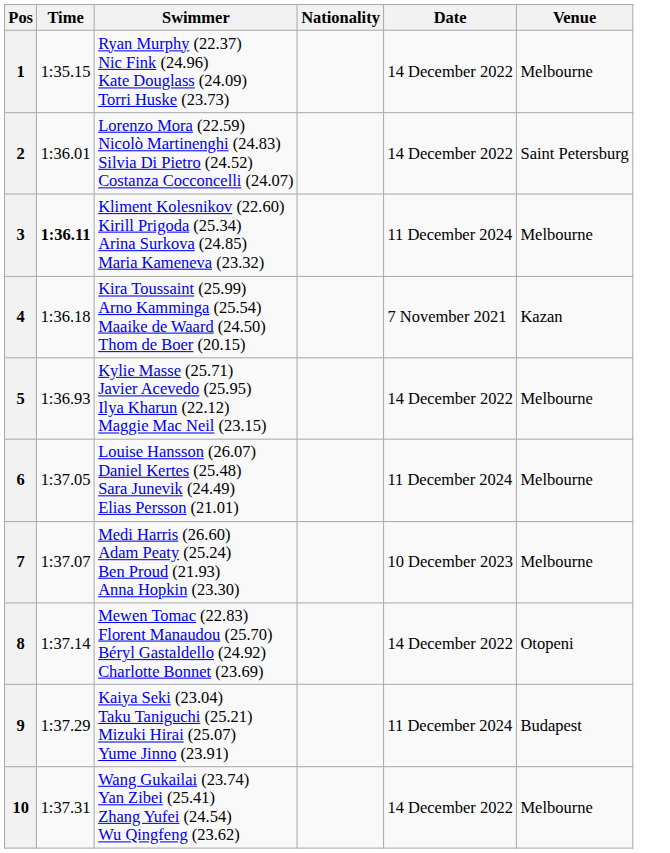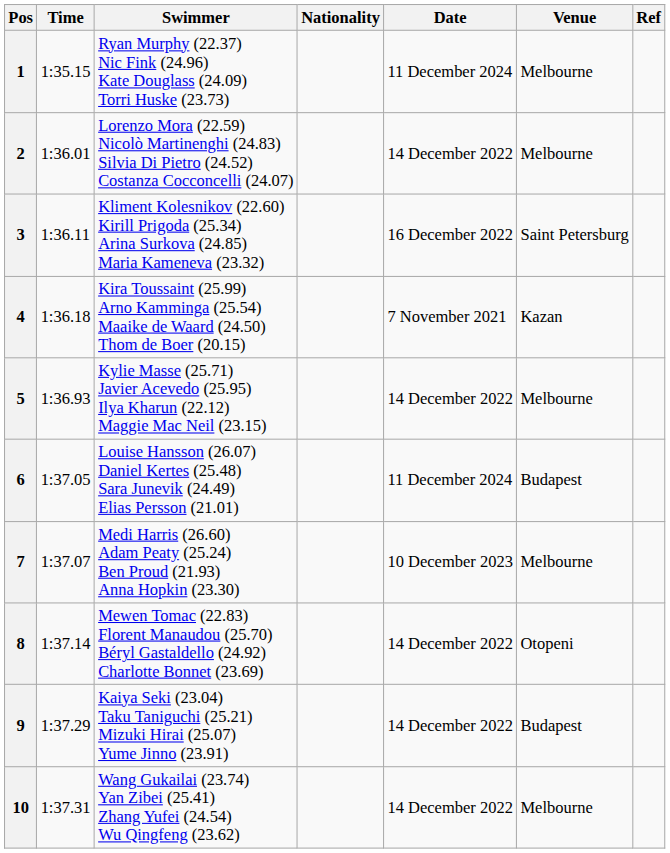+ column: (649, 17)
(450, 71) 14 December 2022 -> (450, 71) 11 December 2024
(575, 153) Saint Petersburg -> (557, 153) Melbourne
(66, 235) bold -> (65, 235) normal
(450, 235) 11 December 2024 -> (450, 235) 16 December 2022
(557, 235) Melbourne -> (575, 235) Saint Petersburg
(557, 480) Melbourne -> (551, 480) Budapest
(450, 725) 11 December 2024 -> (450, 725) 14 December 2022
